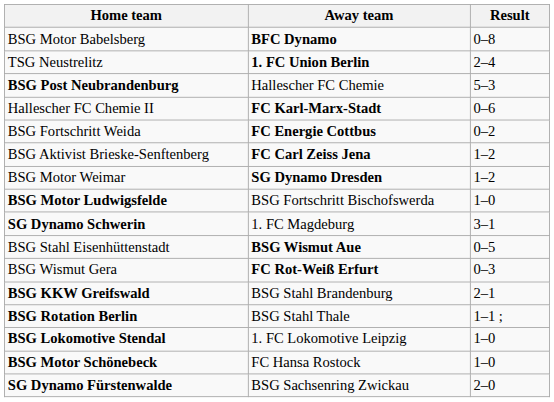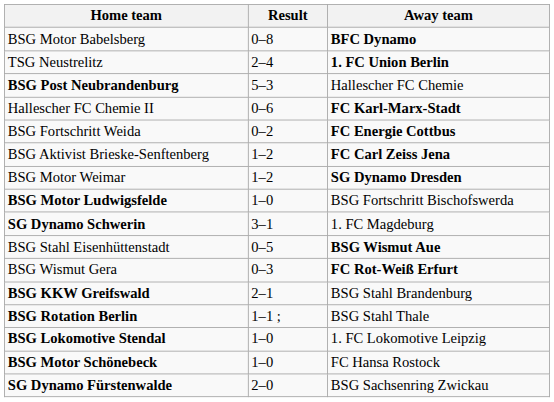columns swapped: (510, 16) <-> (359, 16)
